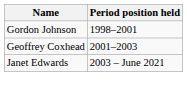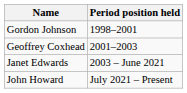+ row: (35, 79)
